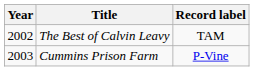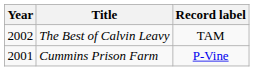(20, 55) 2003 -> (20, 55) 2001
